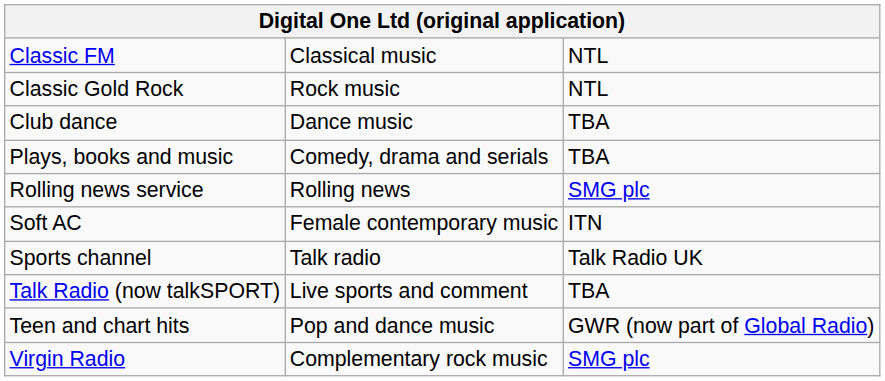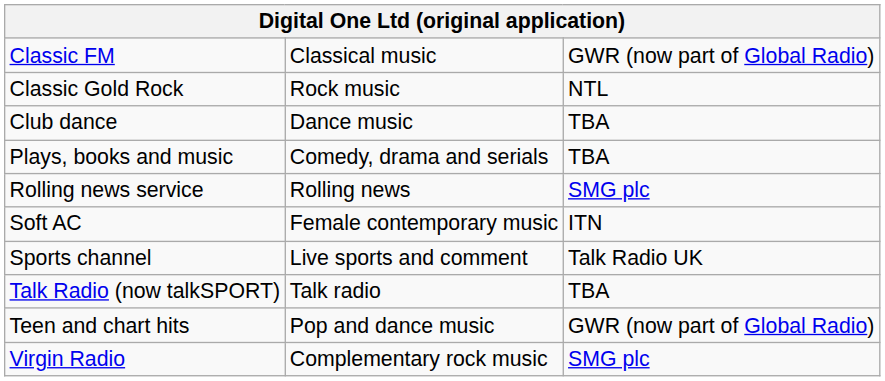(588, 55) NTL -> (721, 55) GWR (now part of Global Radio)
(335, 257) Talk radio -> (409, 257) Live sports and comment
(409, 291) Live sports and comment -> (335, 291) Talk radio
